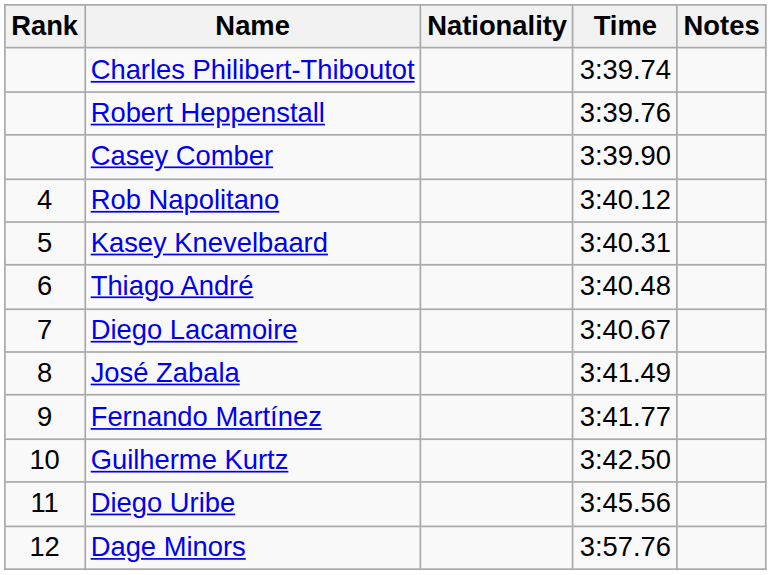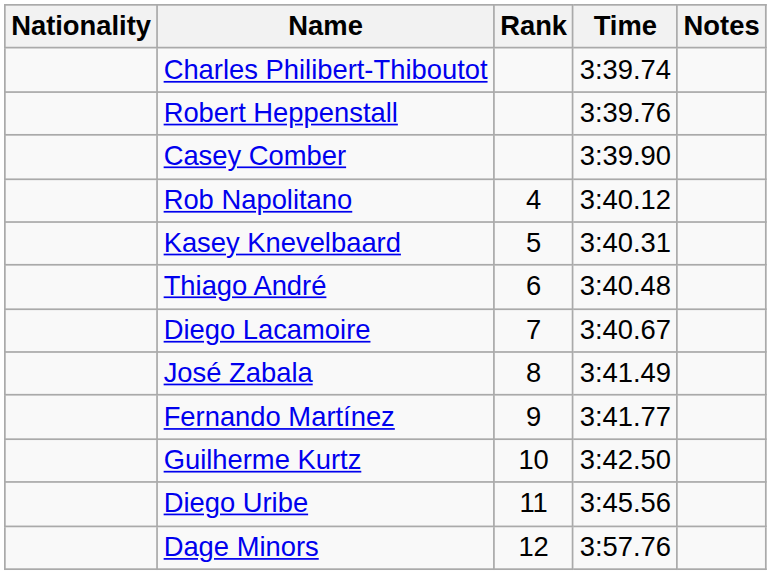columns swapped: (45, 26) <-> (497, 26)
